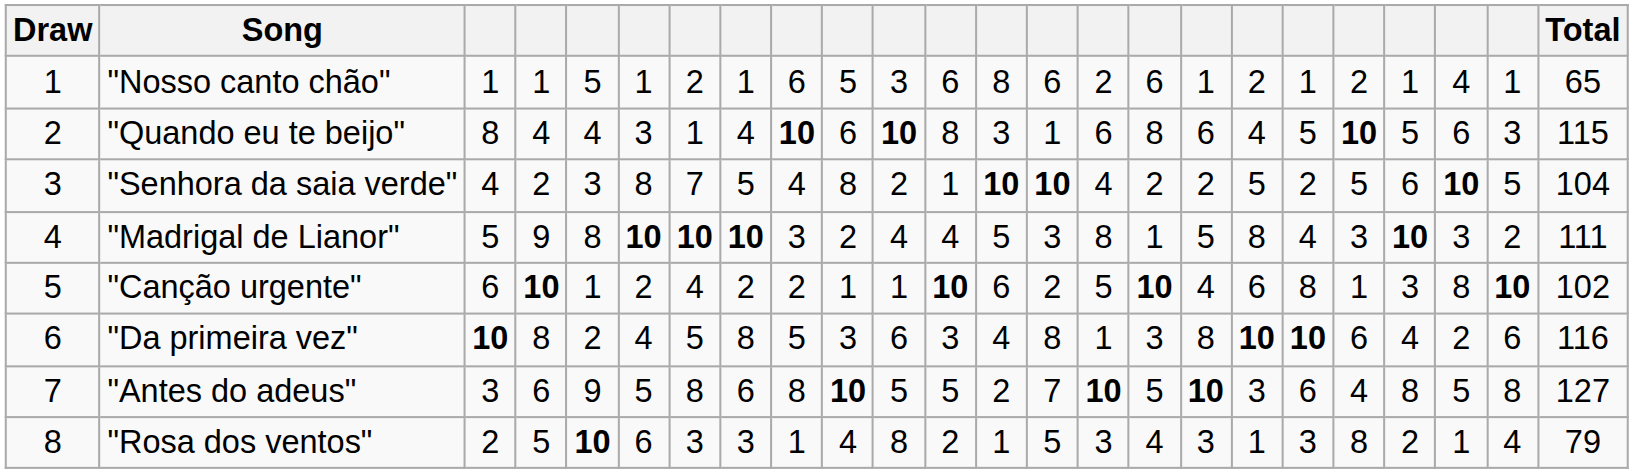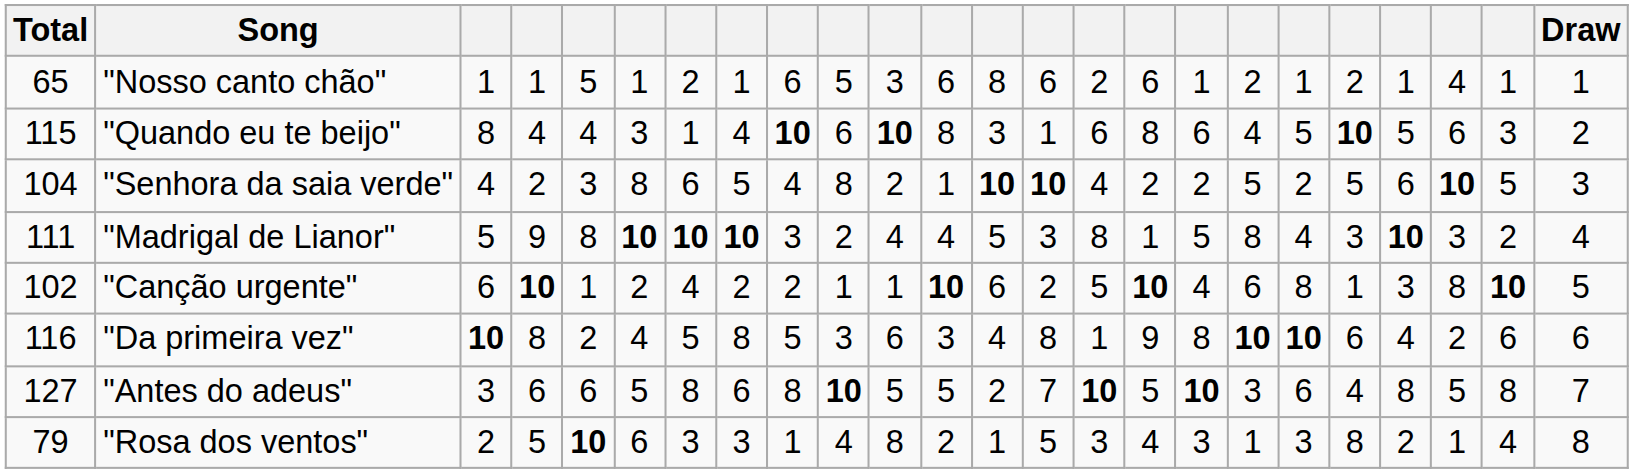columns swapped: (53, 30) <-> (1583, 30)
(695, 184) 7 -> (690, 184) 6
(1155, 339) 3 -> (1150, 339) 9
(593, 390) 9 -> (588, 390) 6
